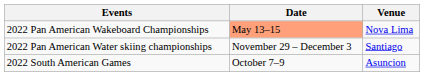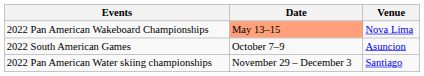rows swapped: (69, 63) <-> (109, 46)
